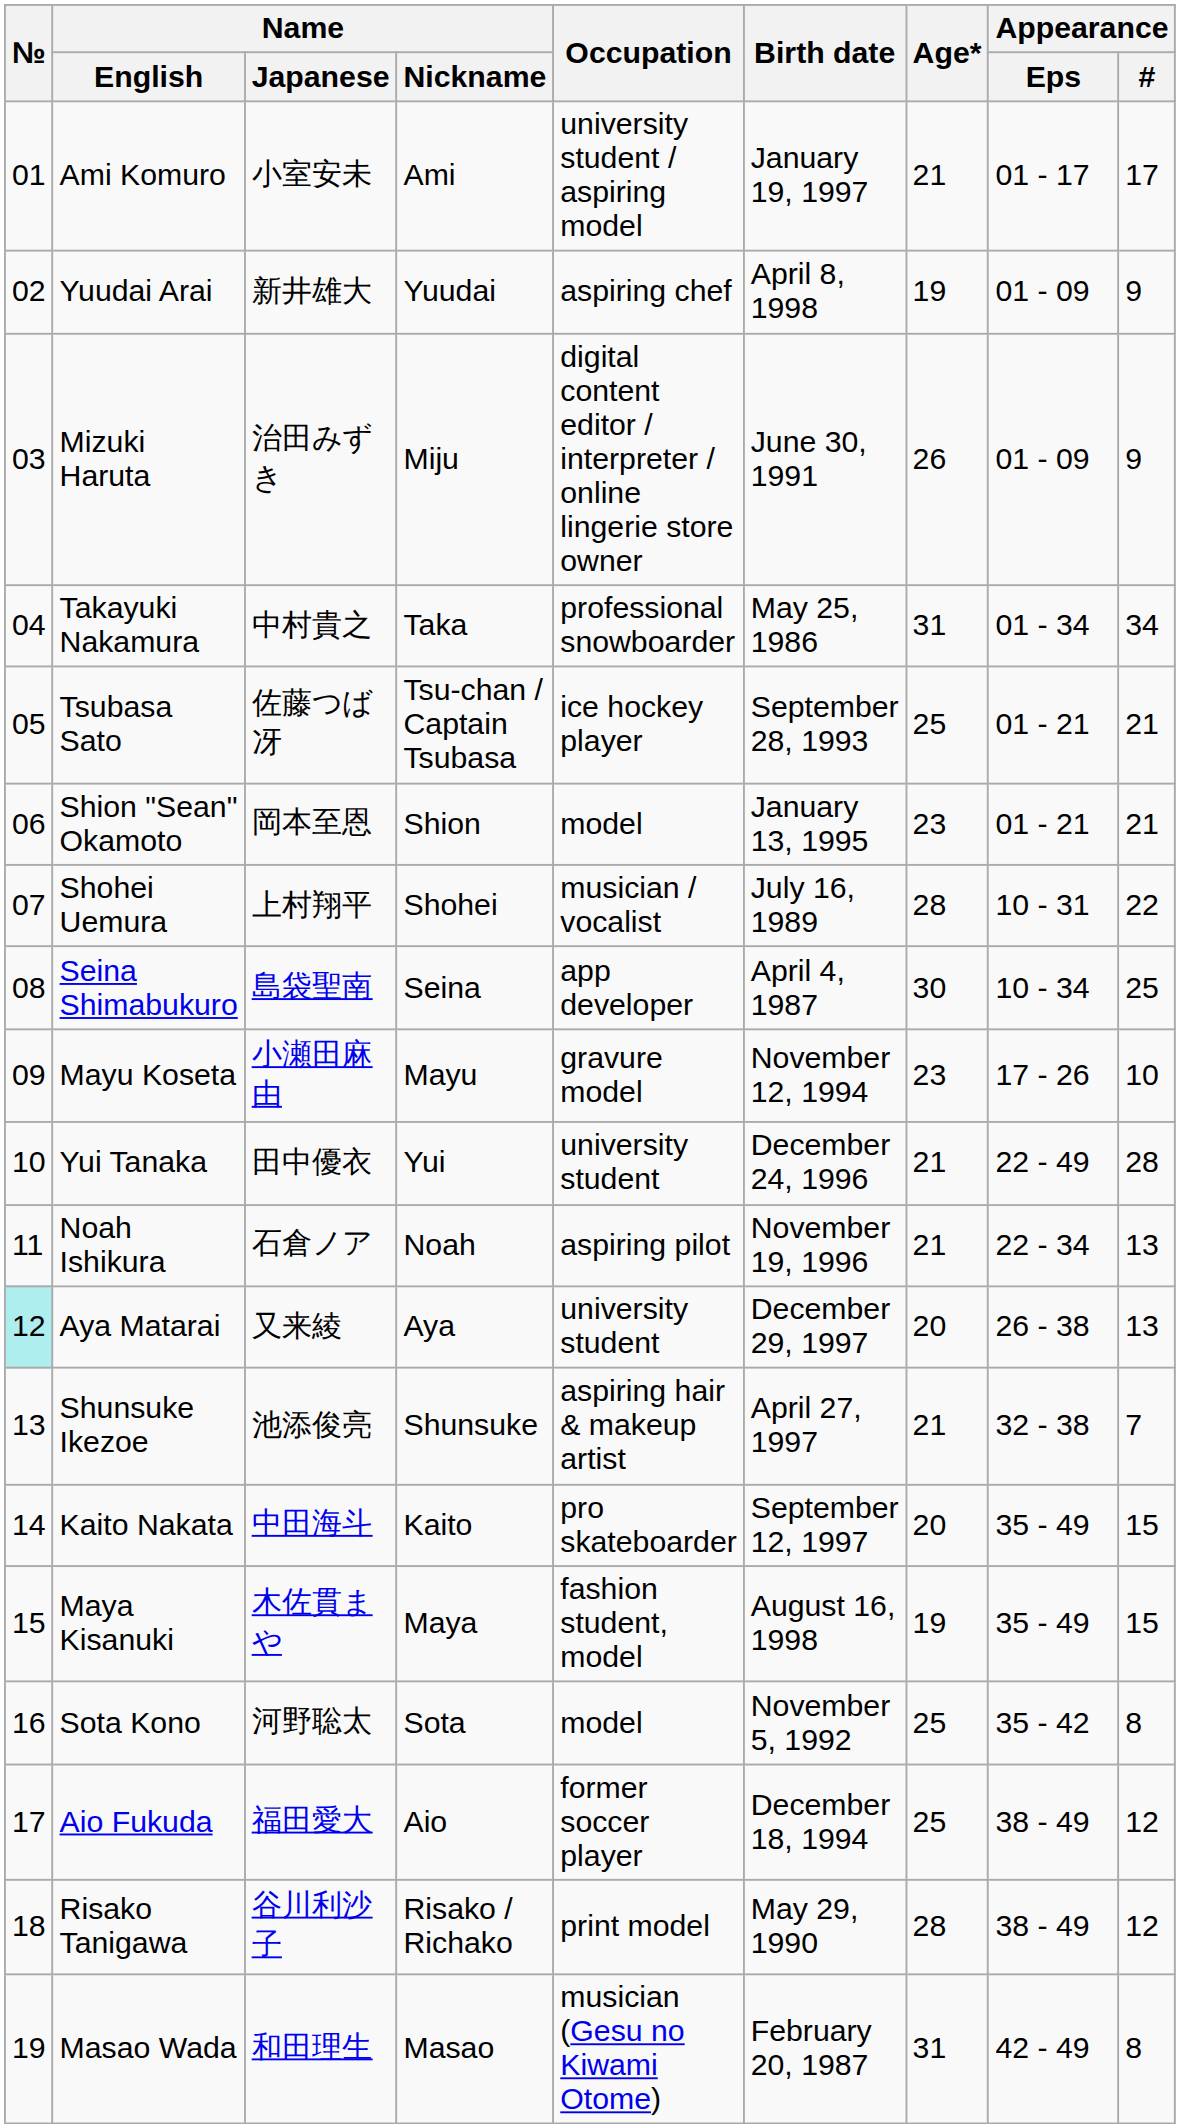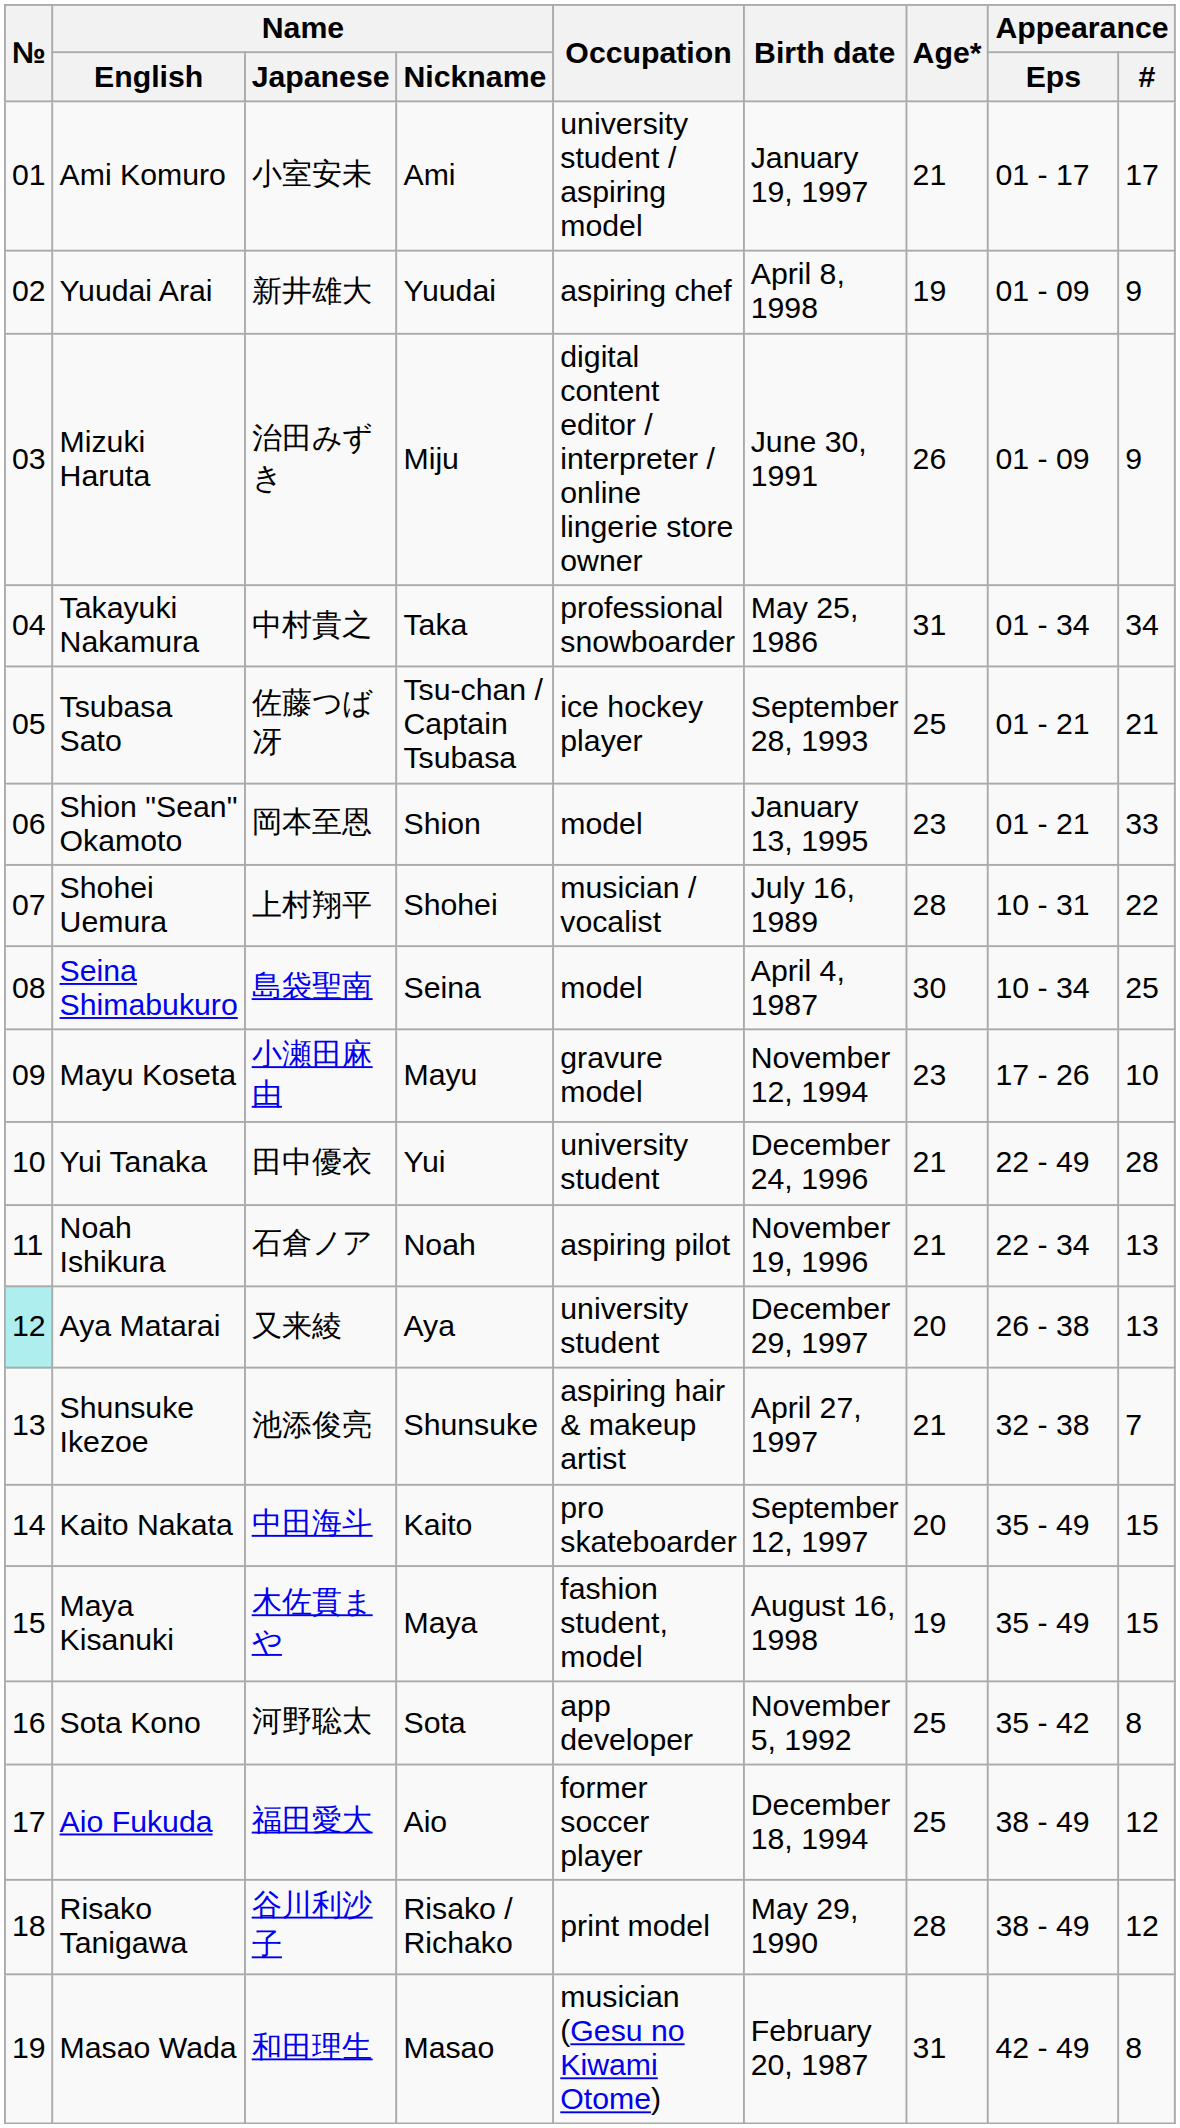(1142, 823) 21 -> (1142, 823) 33
(627, 987) app developer -> (601, 987) model
(601, 1722) model -> (627, 1722) app developer
